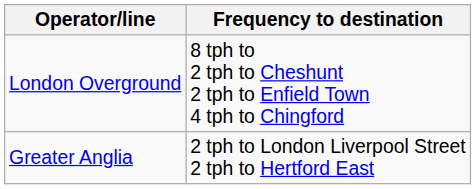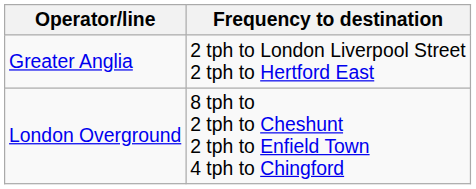rows swapped: (95, 83) <-> (71, 157)
